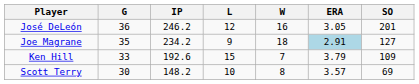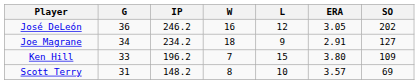columns swapped: (282, 12) <-> (230, 12)
(387, 27) 201 -> (387, 27) 202
(124, 42) 35 -> (124, 42) 34
(335, 42) lightblue background -> (335, 42) no background
(177, 57) 192.6 -> (177, 57) 196.2
(335, 57) 3.79 -> (335, 57) 3.80
(124, 72) 30 -> (124, 72) 31
